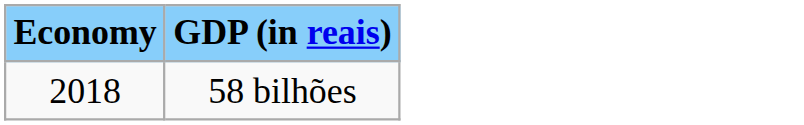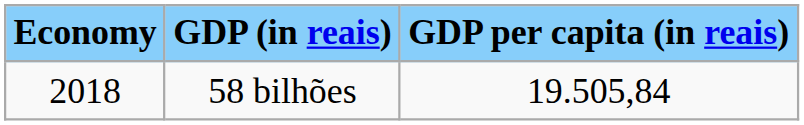+ column: (599, 32)
